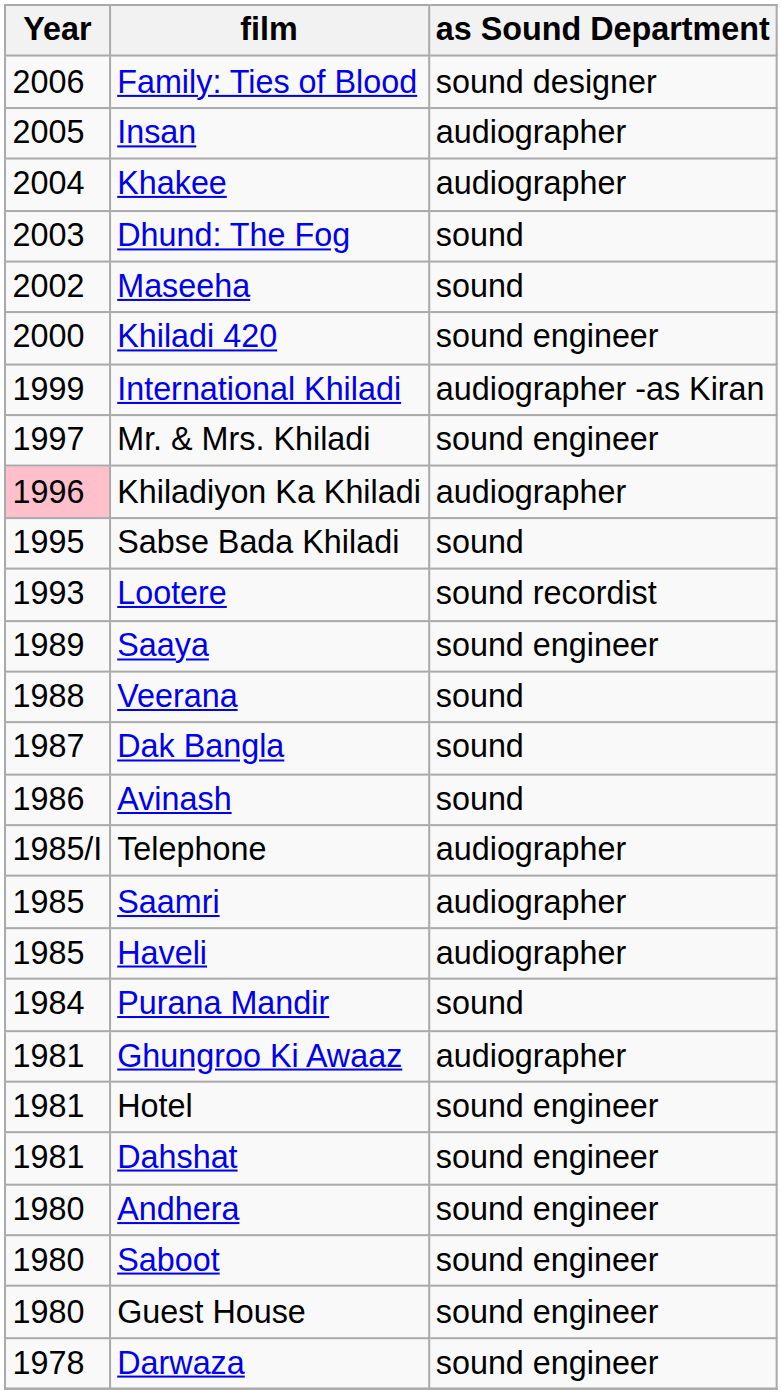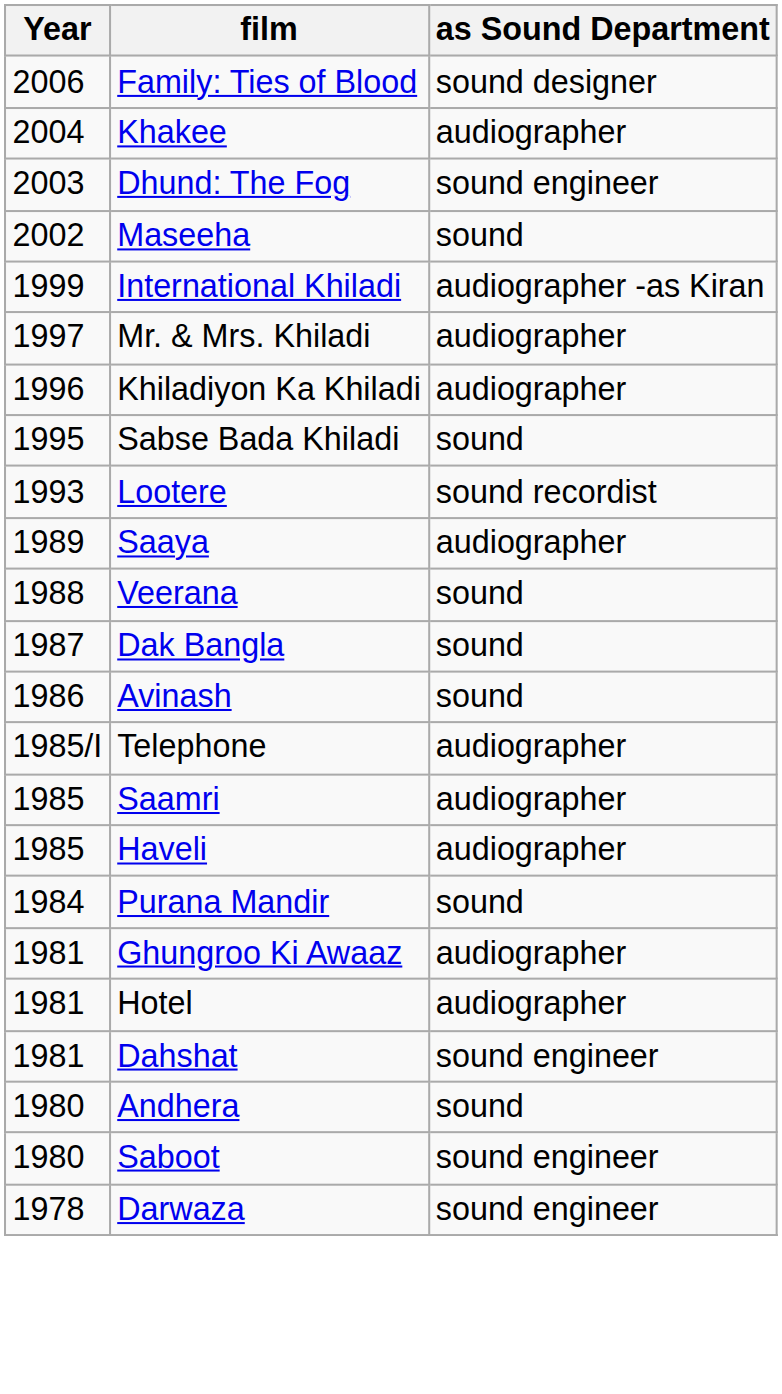- row: (157, 132)
(480, 235) sound -> (547, 183) sound engineer
- row: (197, 337)
(547, 440) sound engineer -> (531, 337) audiographer
(48, 491) pink background -> (48, 388) no background
(547, 645) sound engineer -> (531, 542) audiographer
(547, 1106) sound engineer -> (531, 1004) audiographer
(547, 1209) sound engineer -> (480, 1106) sound
- row: (212, 1311)
